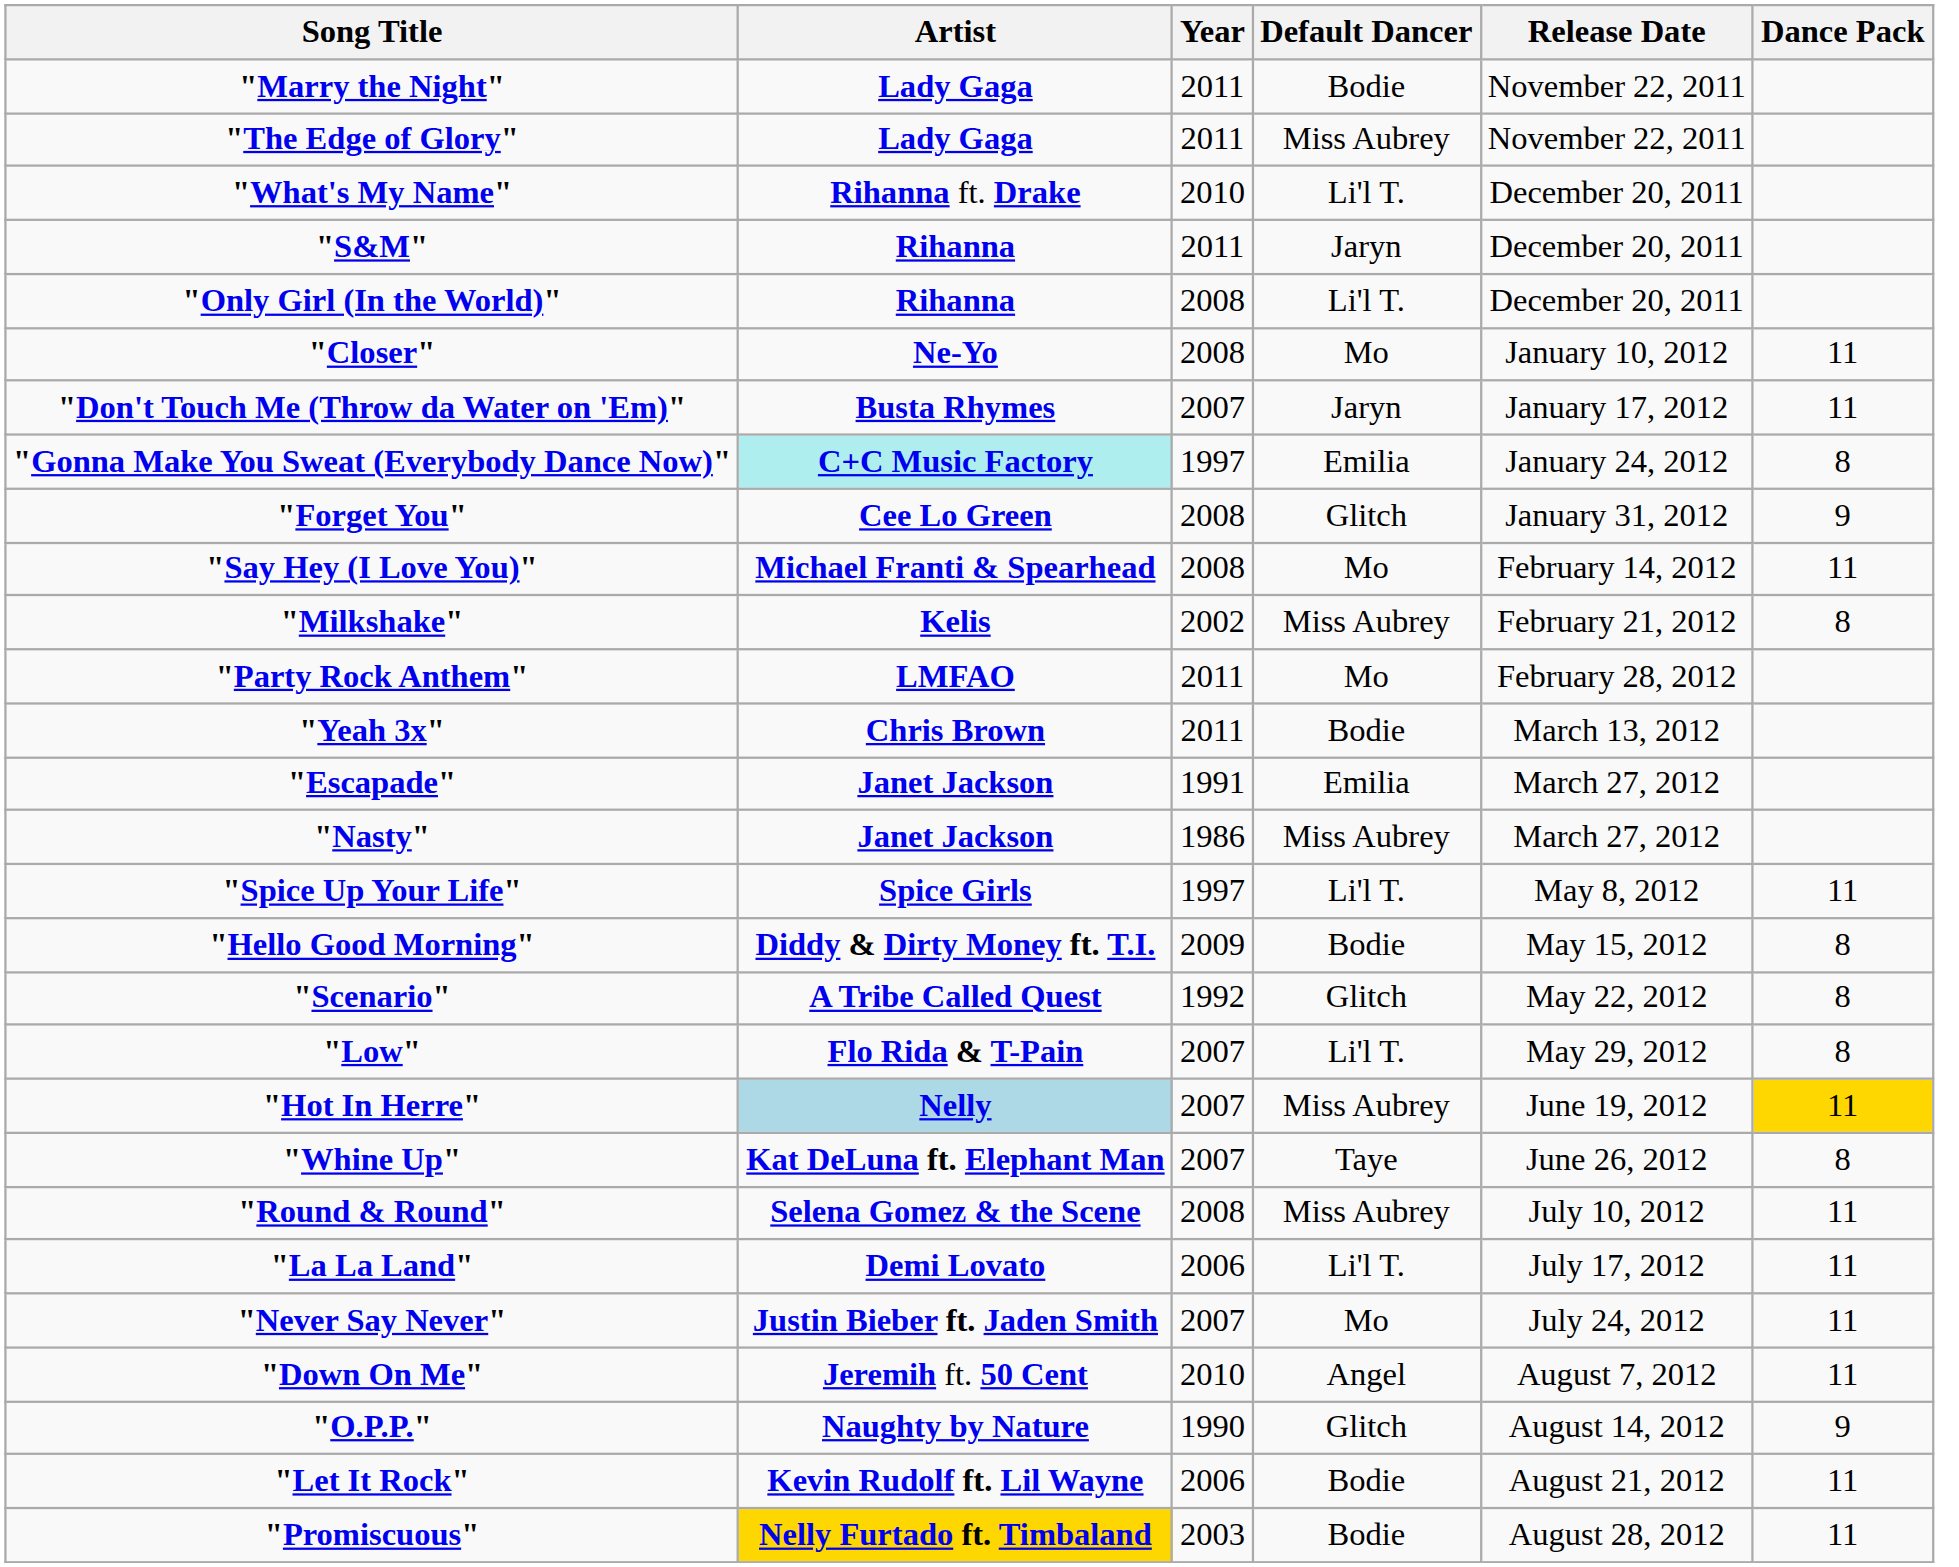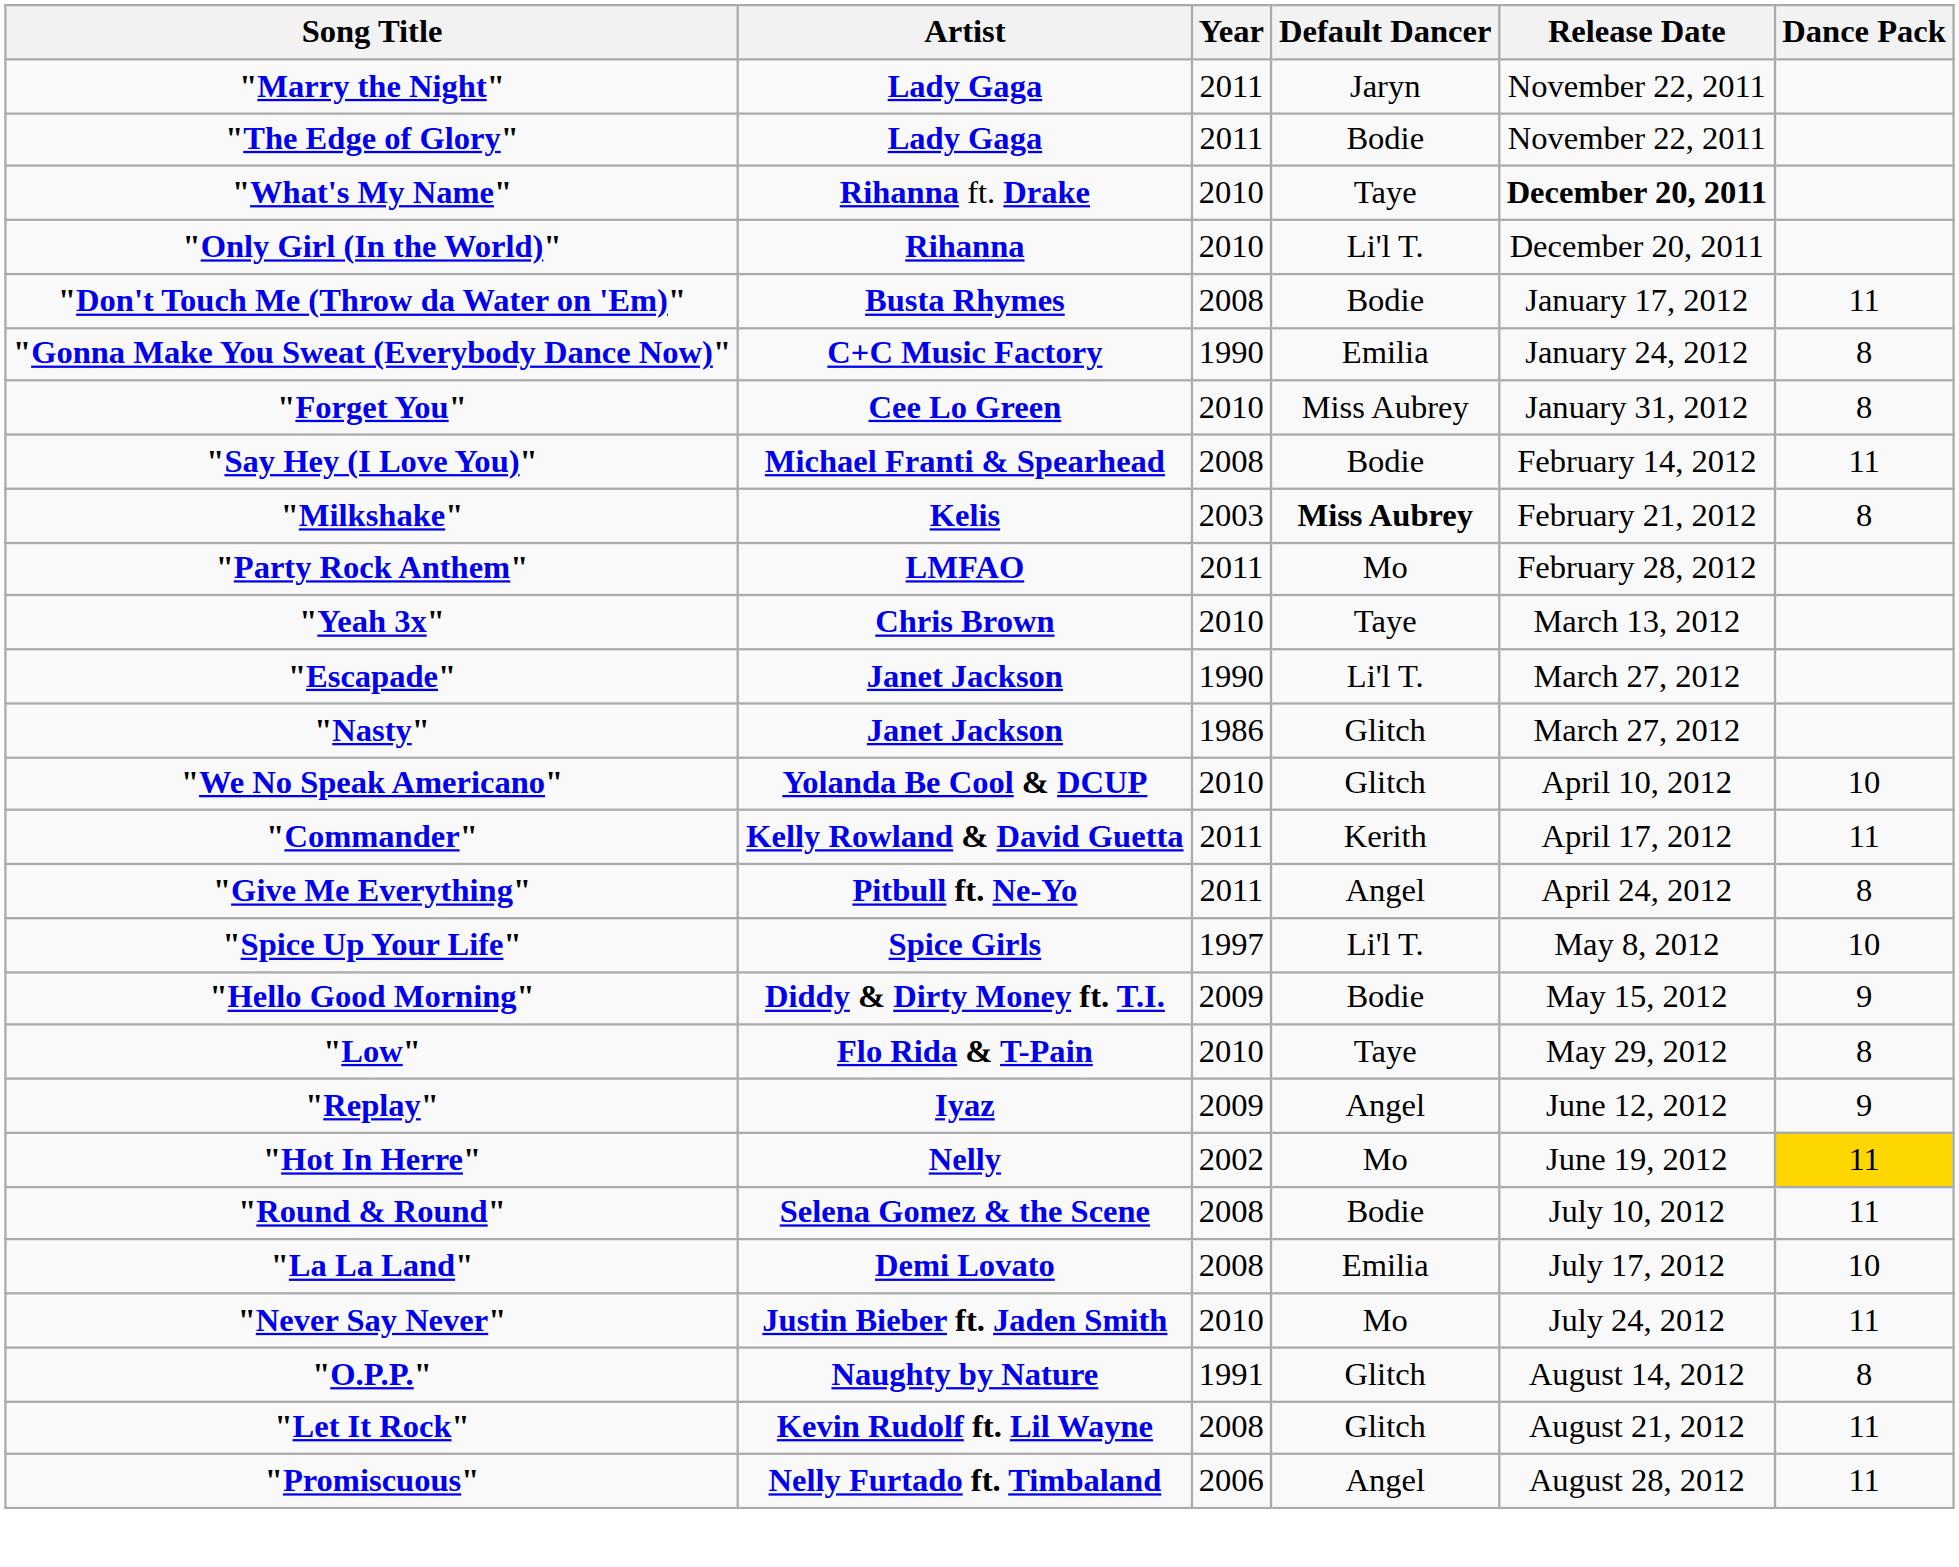(1366, 85) Bodie -> (1385, 85) Jaryn
(1366, 138) Miss Aubrey -> (1385, 138) Bodie
(1366, 192) Li'l T. -> (1385, 192) Taye
(1617, 192) normal -> (1637, 192) bold
- row: (372, 246)
(1212, 299) 2008 -> (1231, 246) 2010
- row: (372, 353)
(1212, 407) 2007 -> (1231, 299) 2008
(1366, 407) Jaryn -> (1385, 299) Bodie
(955, 460) paleturquoise background -> (965, 353) no background
(1212, 460) 1997 -> (1231, 353) 1990
(1212, 514) 2008 -> (1231, 407) 2010
(1366, 514) Glitch -> (1385, 407) Miss Aubrey
(1843, 514) 9 -> (1864, 407) 8
(1366, 568) Mo -> (1385, 460) Bodie
(1212, 621) 2002 -> (1231, 514) 2003
(1366, 621) normal -> (1385, 514) bold
(1212, 729) 2011 -> (1231, 621) 2010
(1366, 729) Bodie -> (1385, 621) Taye
(1212, 782) 1991 -> (1231, 675) 1990
(1366, 782) Emilia -> (1385, 675) Li'l T.
(1366, 836) Miss Aubrey -> (1385, 729) Glitch
+ row: (372, 782)
+ row: (372, 836)
+ row: (372, 890)
(1843, 890) 11 -> (1864, 943) 10
(1843, 943) 8 -> (1864, 997) 9
- row: (372, 997)
(1212, 1051) 2007 -> (1231, 1051) 2010
(1366, 1051) Li'l T. -> (1385, 1051) Taye
+ row: (372, 1104)
(955, 1104) lightblue background -> (965, 1158) no background
(1212, 1104) 2007 -> (1231, 1158) 2002
(1366, 1104) Miss Aubrey -> (1385, 1158) Mo
- row: (372, 1158)
(1366, 1212) Miss Aubrey -> (1385, 1212) Bodie
(1212, 1265) 2006 -> (1231, 1265) 2008
(1366, 1265) Li'l T. -> (1385, 1265) Emilia
(1843, 1265) 11 -> (1864, 1265) 10
(1212, 1319) 2007 -> (1231, 1319) 2010
- row: (372, 1373)
(1212, 1426) 1990 -> (1231, 1373) 1991
(1843, 1426) 9 -> (1864, 1373) 8
(1212, 1480) 2006 -> (1231, 1426) 2008
(1366, 1480) Bodie -> (1385, 1426) Glitch
(955, 1534) gold background -> (965, 1480) no background
(1212, 1534) 2003 -> (1231, 1480) 2006
(1366, 1534) Bodie -> (1385, 1480) Angel
